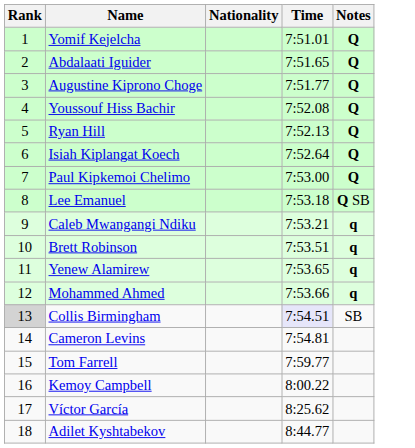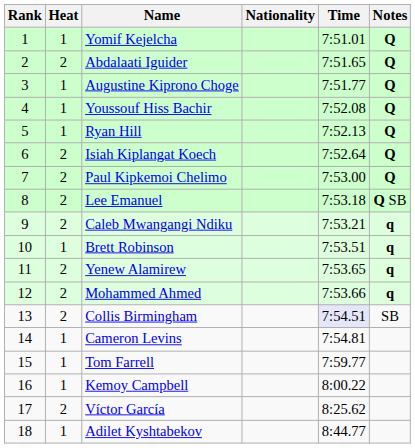+ column: (63, 16)
(25, 316) lightgrey background -> (25, 316) no background
